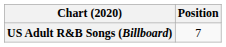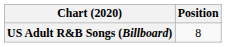(198, 32) 7 -> (198, 32) 8
